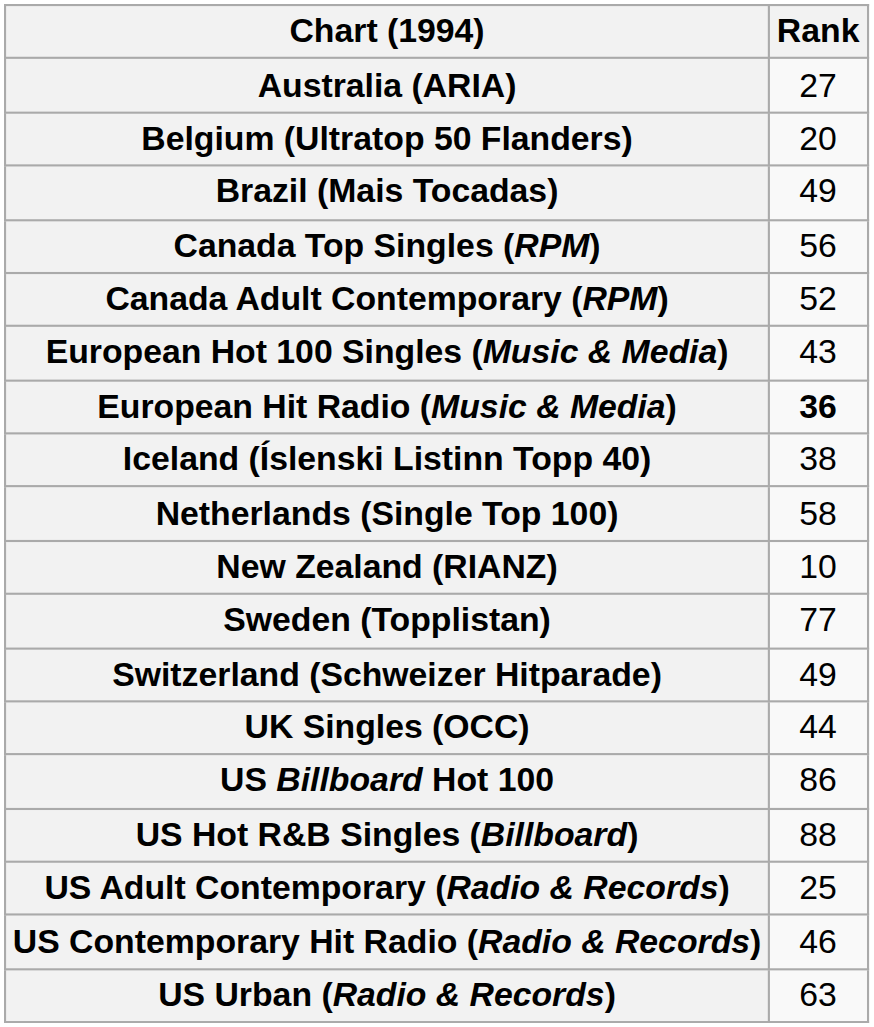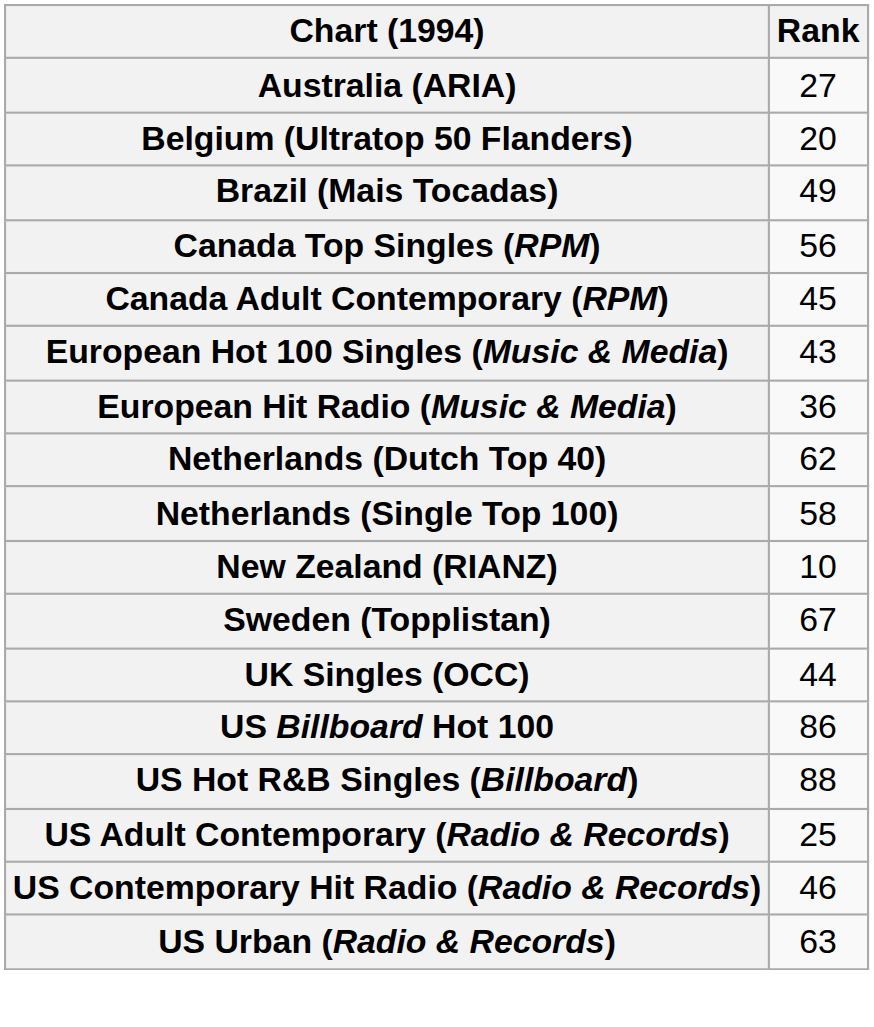(818, 298) 52 -> (818, 298) 45
(818, 406) bold -> (818, 406) normal
- row: (387, 459)
+ row: (387, 459)
(818, 620) 77 -> (818, 620) 67
- row: (387, 673)
